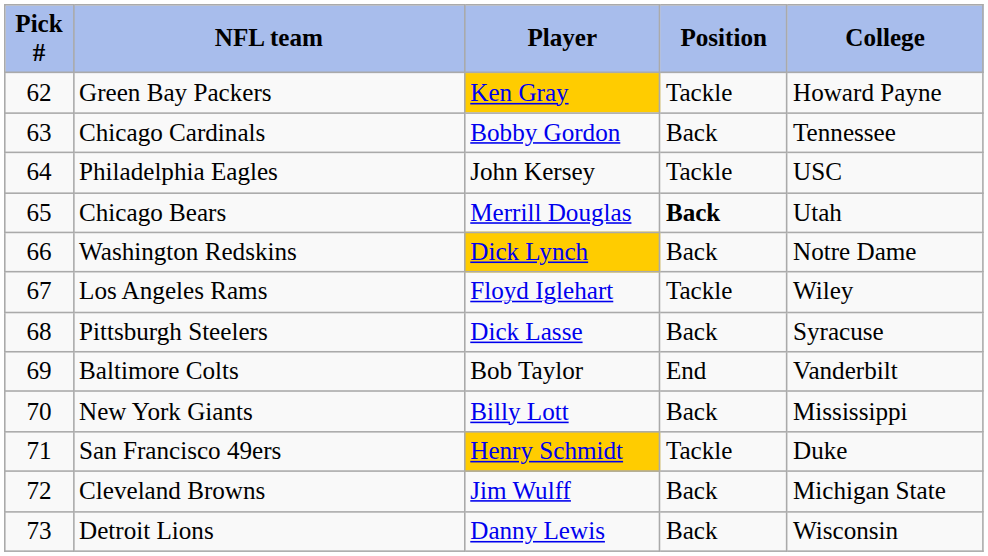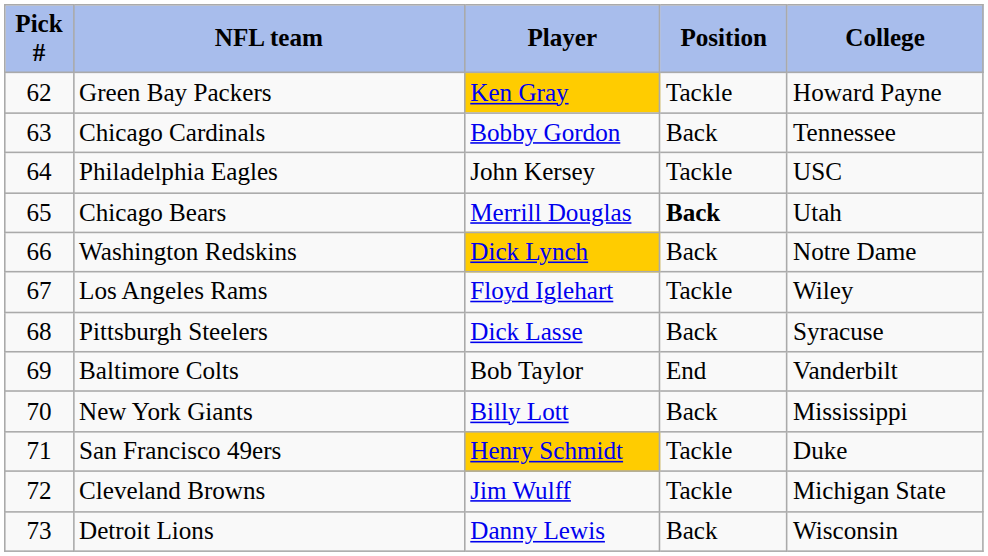(692, 490) Back -> (699, 490) Tackle
